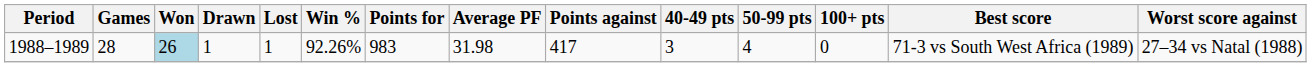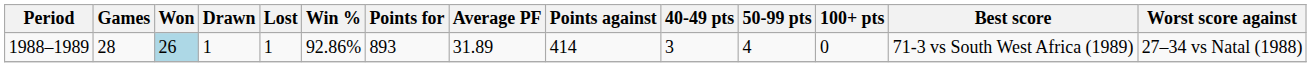(333, 47) 92.26% -> (333, 47) 92.86%
(383, 47) 983 -> (383, 47) 893
(473, 47) 31.98 -> (473, 47) 31.89
(563, 47) 417 -> (563, 47) 414
